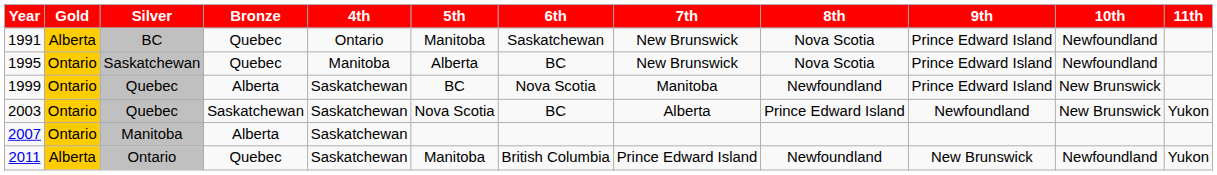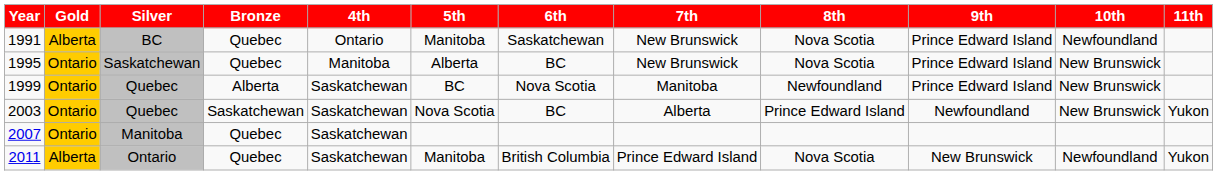(1110, 63) Newfoundland -> (1110, 63) New Brunswick
(256, 134) Alberta -> (256, 134) Quebec
(834, 157) Newfoundland -> (834, 157) Nova Scotia
